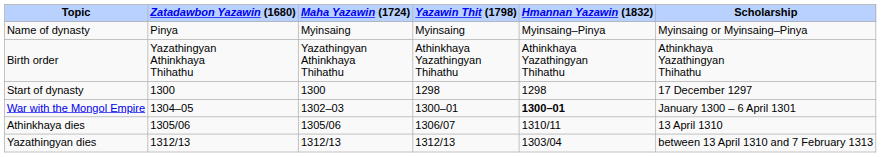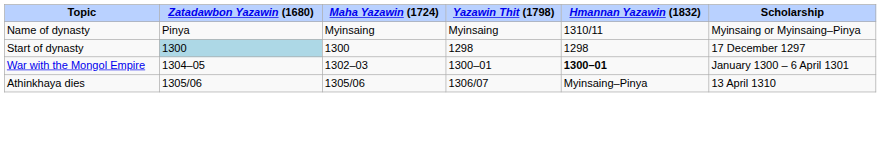(564, 30) Myinsaing–Pinya -> (583, 30) 1310/11
- row: (33, 60)
(163, 90) no background -> (174, 48) lightblue background
(541, 125) 1310/11 -> (606, 83) Myinsaing–Pinya
- row: (52, 143)
